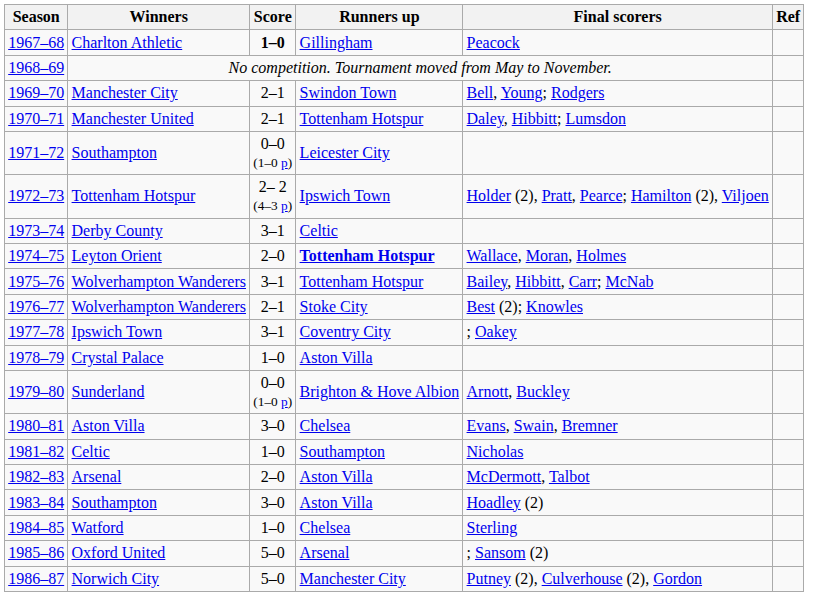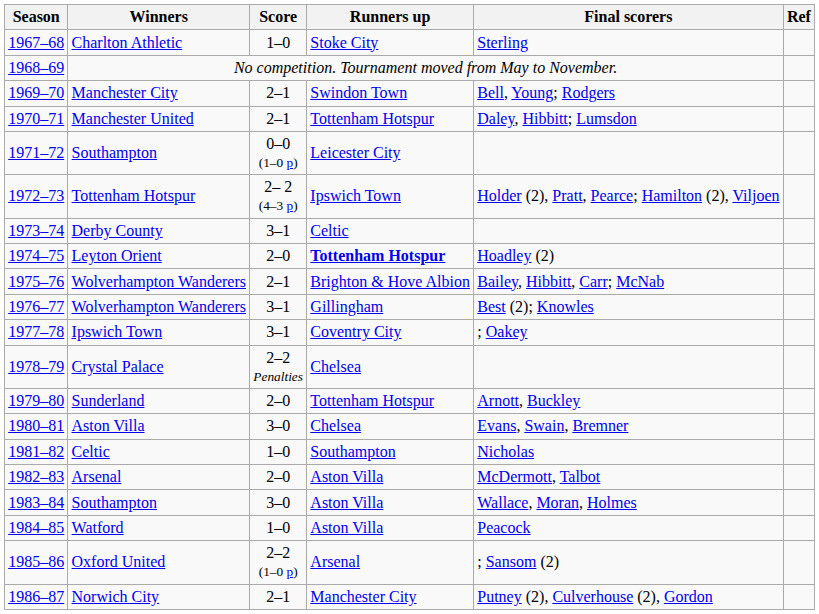(273, 42) bold -> (278, 42) normal
(336, 42) Gillingham -> (344, 42) Stoke City
(493, 42) Peacock -> (503, 42) Sterling
(546, 256) Wallace, Moran, Holmes -> (516, 256) Hoadley (2)
(273, 281) 3–1 -> (278, 281) 2–1
(361, 281) Tottenham Hotspur -> (390, 281) Brighton & Hove Albion
(273, 306) 2–1 -> (278, 306) 3–1
(334, 306) Stoke City -> (347, 306) Gillingham
(273, 357) 1–0 -> (278, 366) 2–2 Penalties
(336, 357) Aston Villa -> (336, 366) Chelsea
(273, 392) 0–0 (1–0 p) -> (278, 401) 2–0
(379, 392) Brighton & Hove Albion -> (372, 401) Tottenham Hotspur
(505, 502) Hoadley (2) -> (557, 502) Wallace, Moran, Holmes
(325, 527) Chelsea -> (347, 527) Aston Villa
(492, 527) Sterling -> (504, 527) Peacock
(273, 553) 5–0 -> (278, 562) 2–2 (1–0 p)
(273, 578) 5–0 -> (278, 596) 2–1
